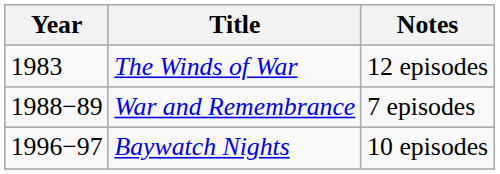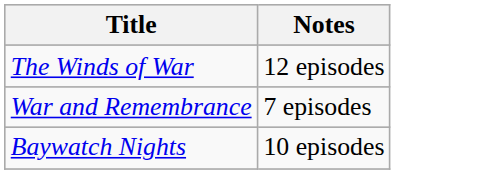- column: (57, 24)
